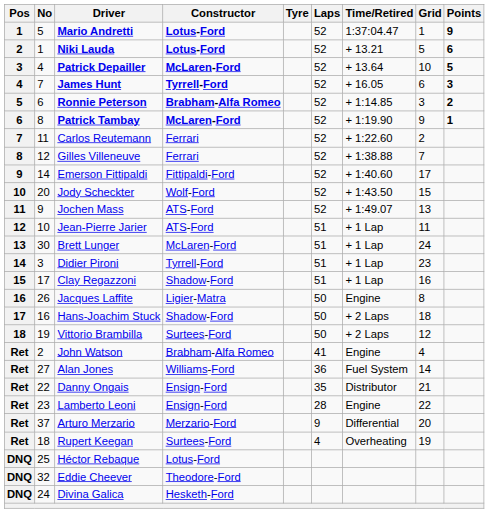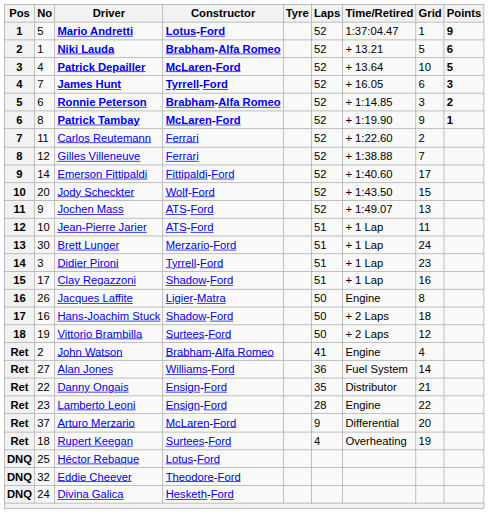(195, 49) Lotus-Ford -> (223, 49) Brabham-Alfa Romeo
(201, 245) McLaren-Ford -> (201, 245) Merzario-Ford
(201, 423) Merzario-Ford -> (201, 423) McLaren-Ford
